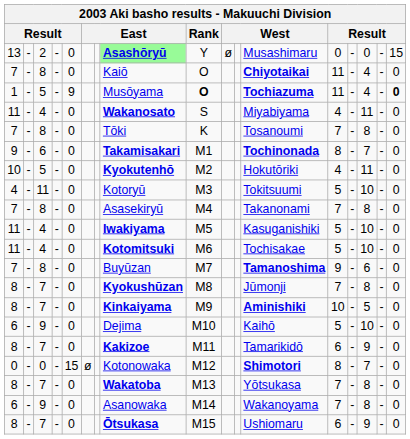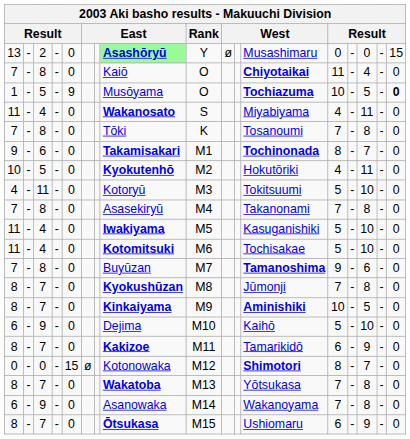(204, 92) bold -> (204, 92) normal
(338, 92) 11 -> (338, 92) 10
(367, 92) 4 -> (367, 92) 5
